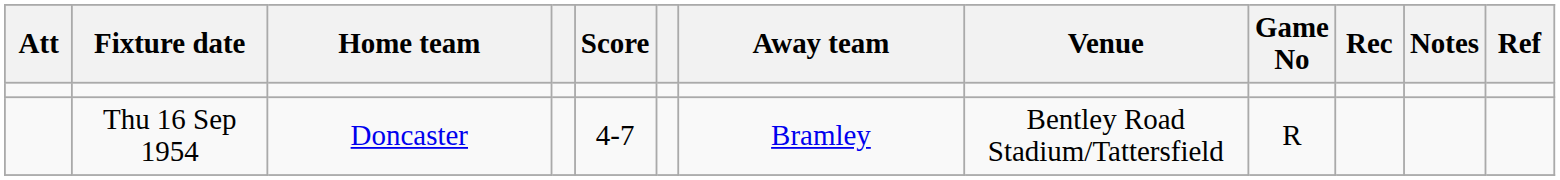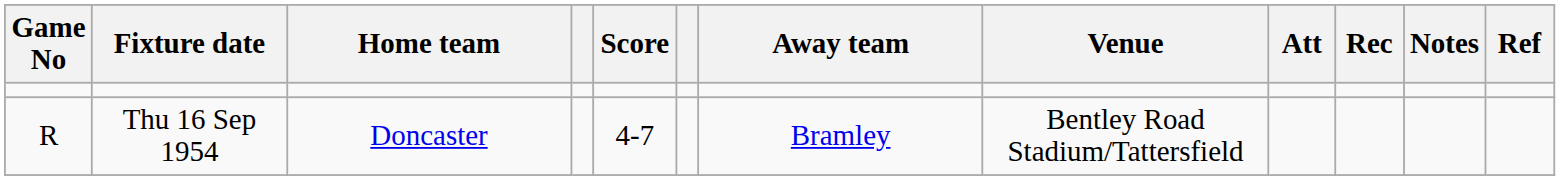columns swapped: (1292, 43) <-> (39, 43)
